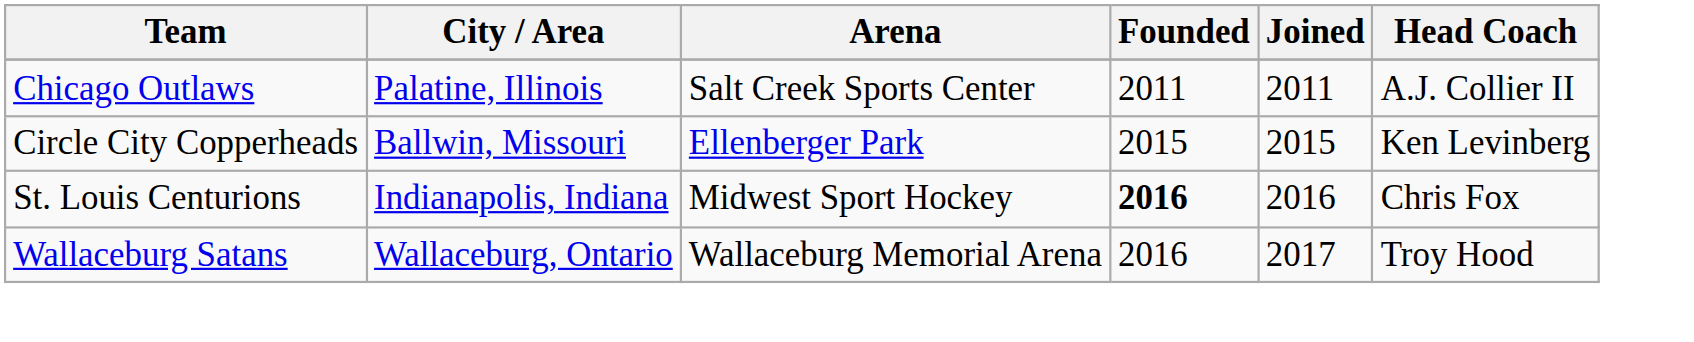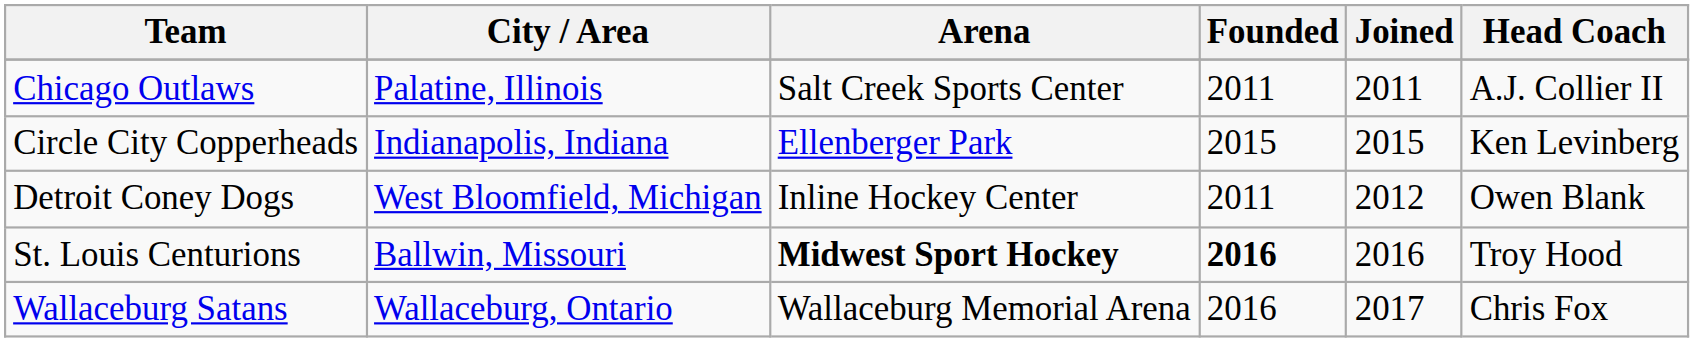(500, 142) Ballwin, Missouri -> (521, 142) Indianapolis, Indiana
+ row: (154, 198)
(521, 198) Indianapolis, Indiana -> (500, 253) Ballwin, Missouri
(851, 198) normal -> (948, 253) bold
(1450, 198) Chris Fox -> (1546, 253) Troy Hood
(1457, 253) Troy Hood -> (1539, 308) Chris Fox
